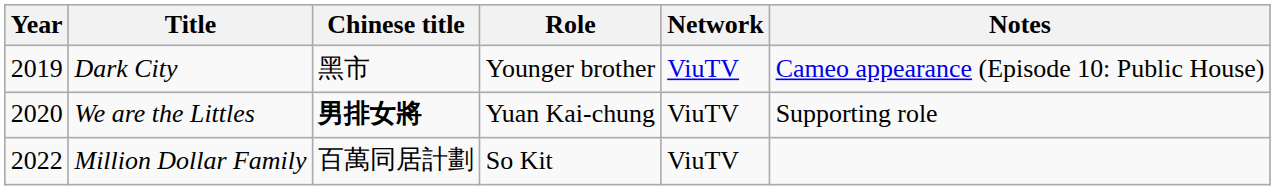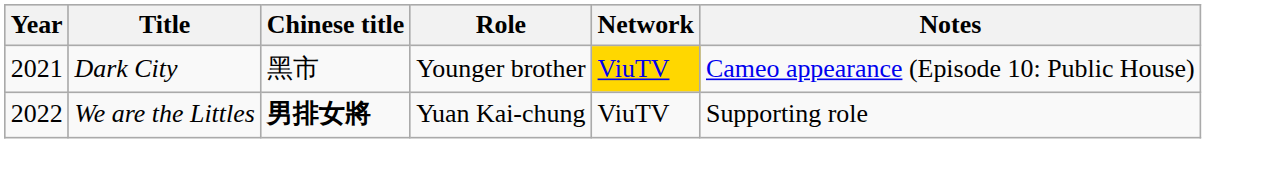(37, 68) 2019 -> (37, 68) 2021
(703, 68) no background -> (634, 68) gold background
(37, 114) 2020 -> (37, 114) 2022
- row: (190, 160)
